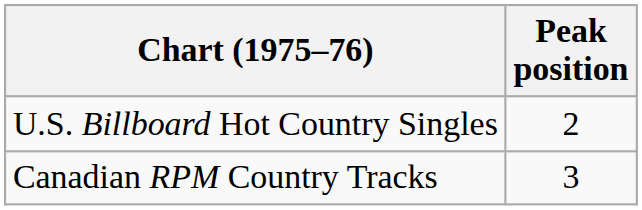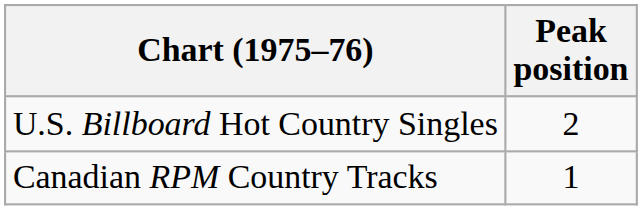(571, 177) 3 -> (571, 177) 1
